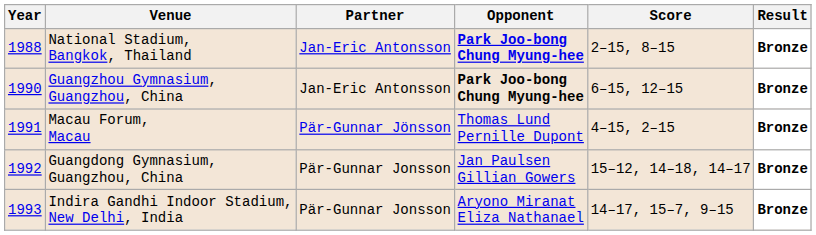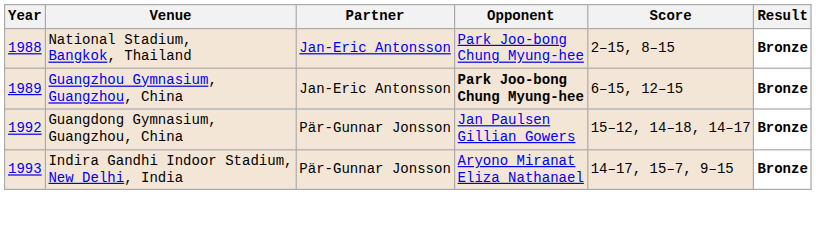(521, 48) bold -> (521, 48) normal
(25, 88) 1990 -> (25, 88) 1989
- row: (99, 129)
